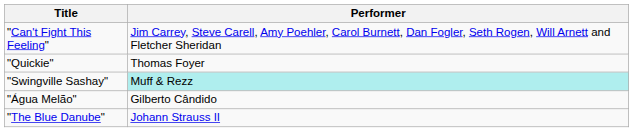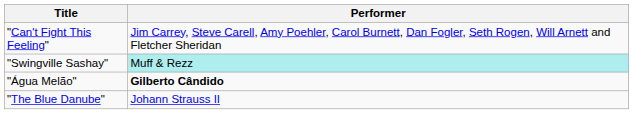- row: (30, 63)
(174, 99) normal -> (177, 81) bold
